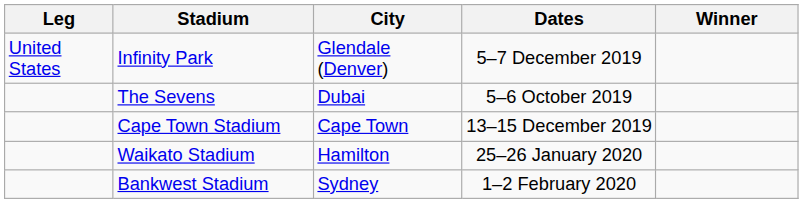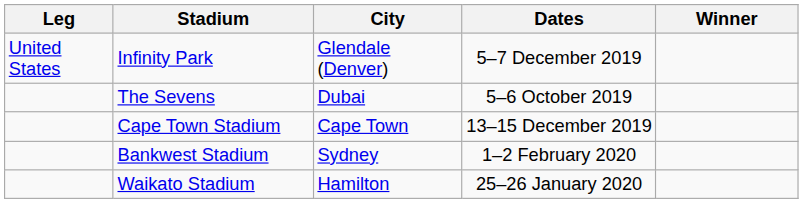rows swapped: (186, 155) <-> (193, 184)
